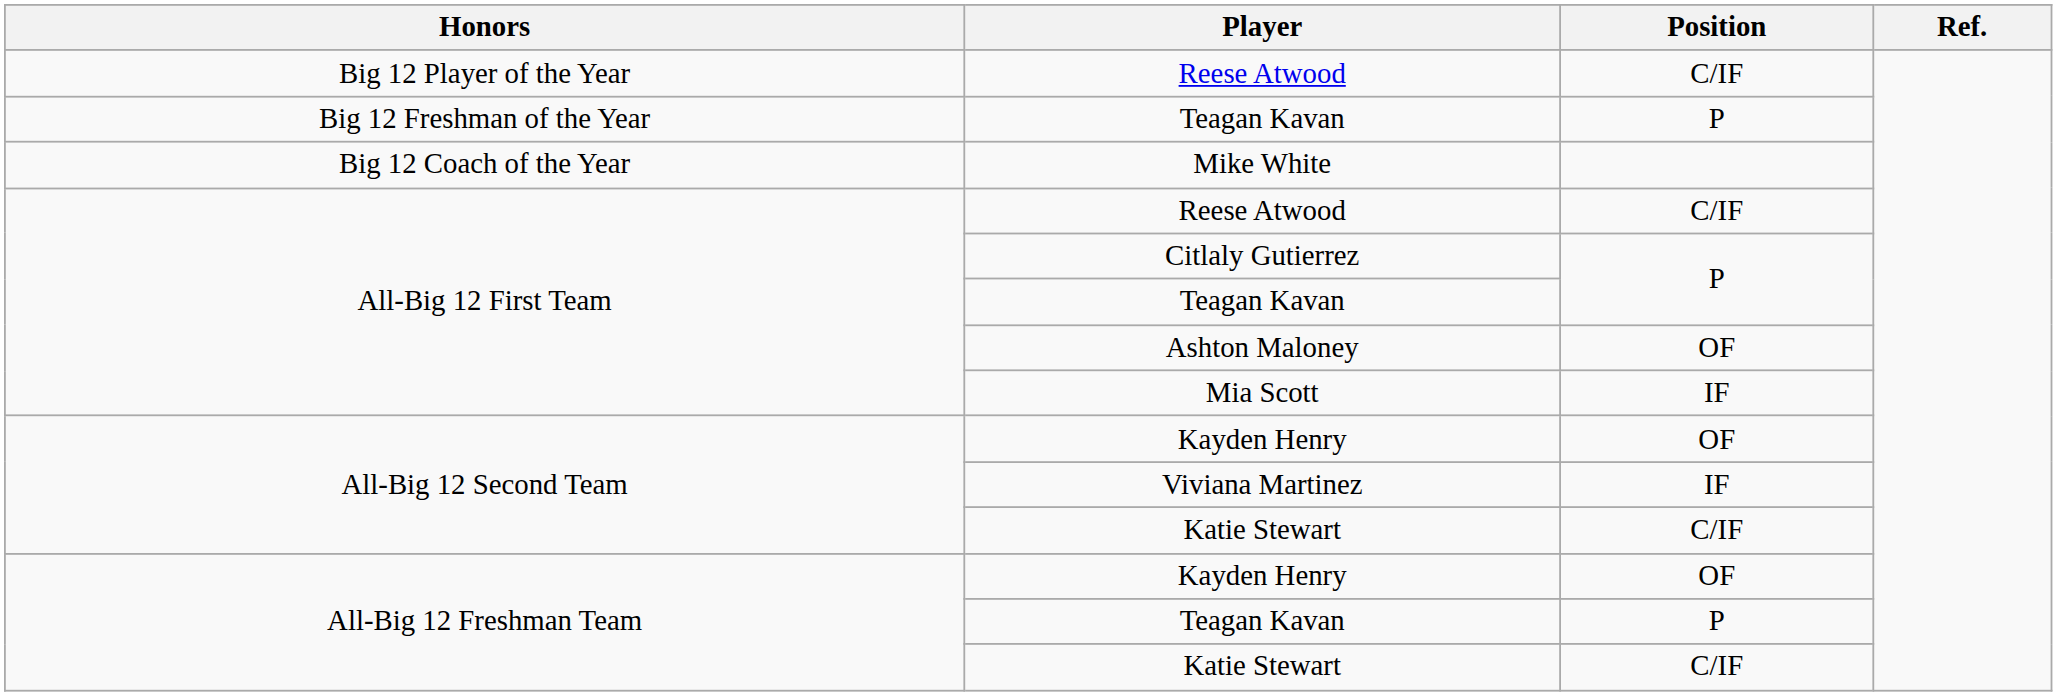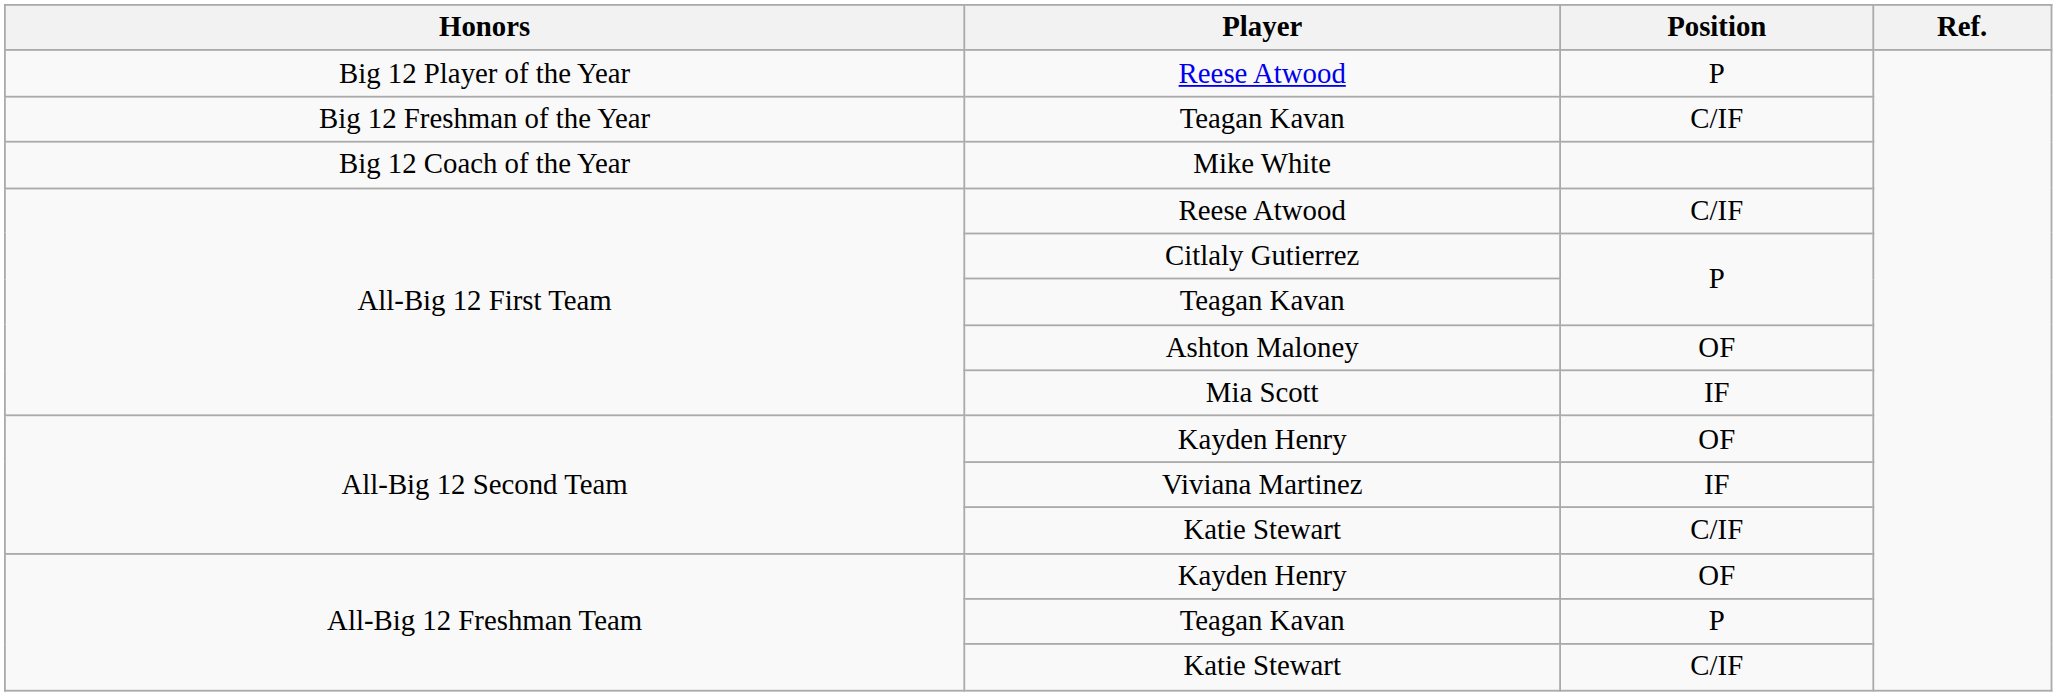(1717, 73) C/IF -> (1717, 73) P
(1717, 118) P -> (1717, 118) C/IF
